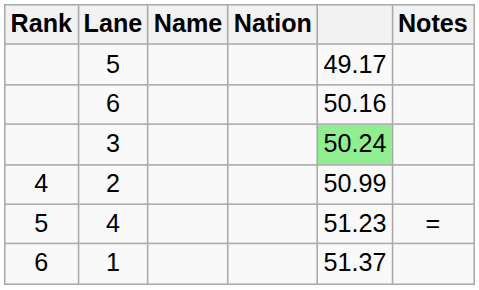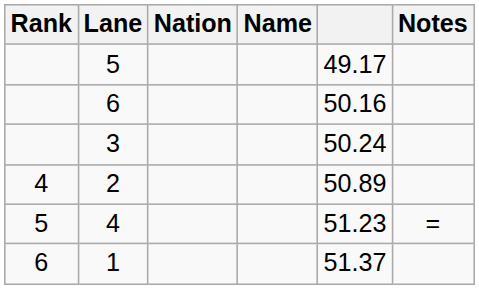columns swapped: (188, 24) <-> (273, 24)
(355, 143) lightgreen background -> (355, 143) no background
(355, 183) 50.99 -> (355, 183) 50.89
